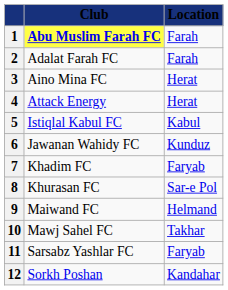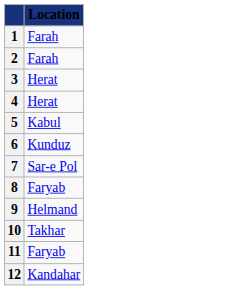- column: (94, 15)
(186, 166) Faryab -> (52, 166) Sar-e Pol
(192, 187) Sar-e Pol -> (46, 187) Faryab
